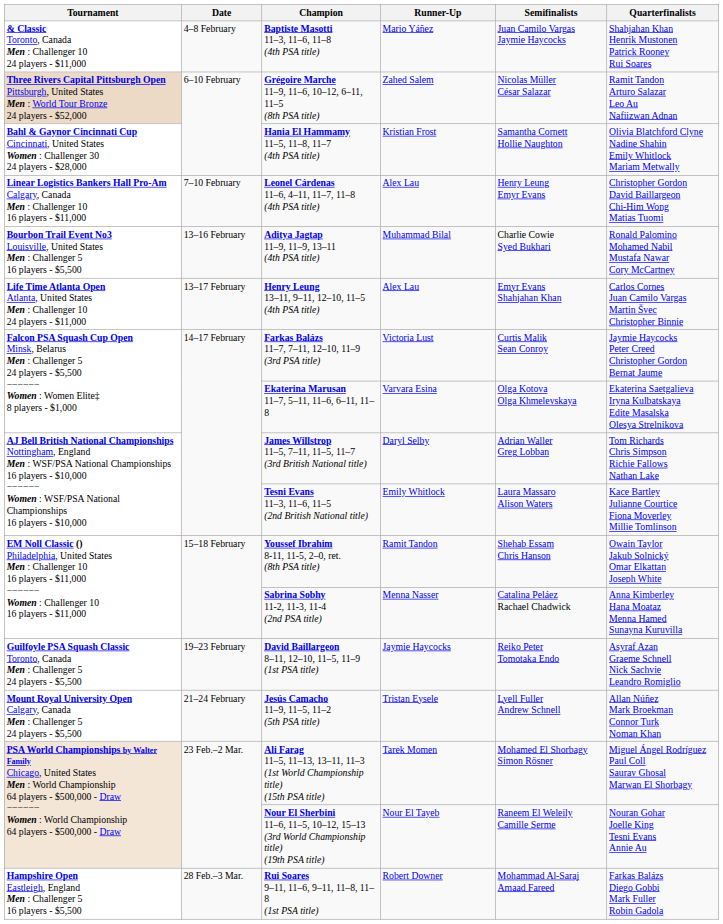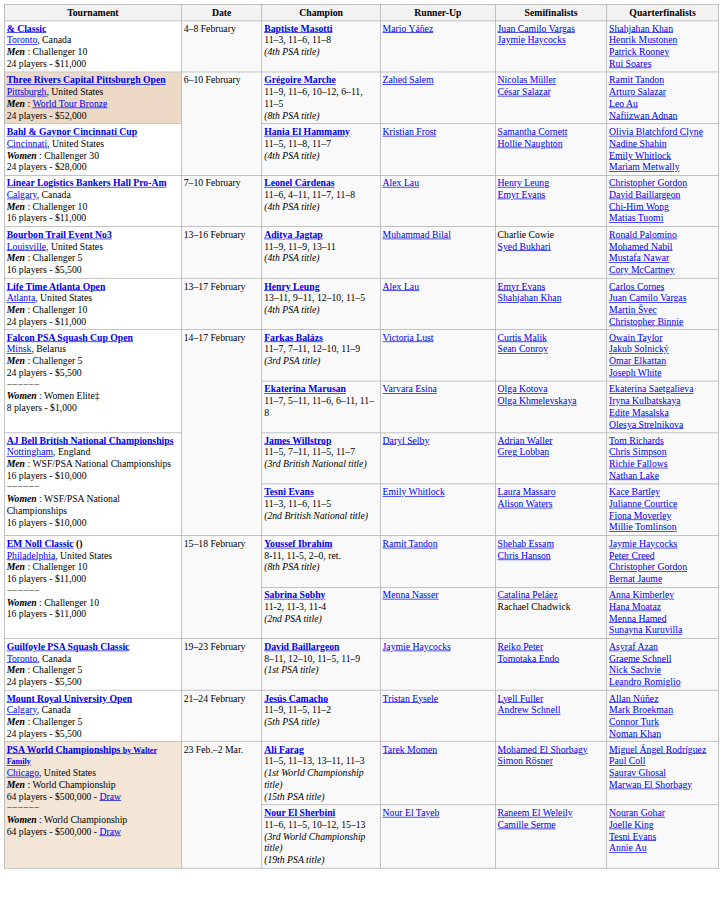(648, 355) Jaymie Haycocks Peter Creed Christopher Gordon Bernat Jaume -> (639, 355) Owain Taylor Jakub Solnický Omar Elkattan Joseph White
(639, 561) Owain Taylor Jakub Solnický Omar Elkattan Joseph White -> (648, 561) Jaymie Haycocks Peter Creed Christopher Gordon Bernat Jaume
- row: (319, 893)
